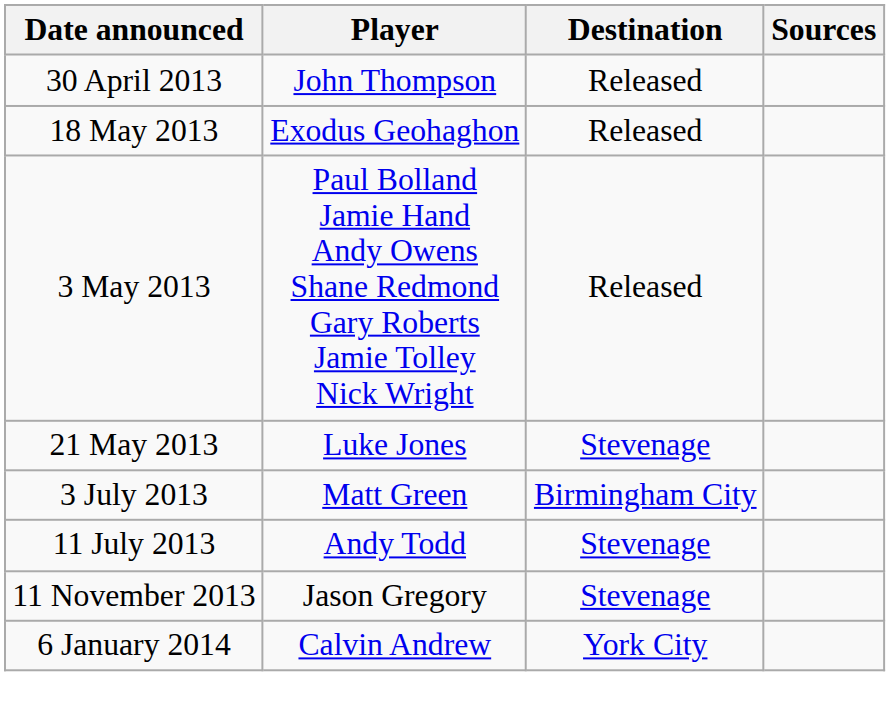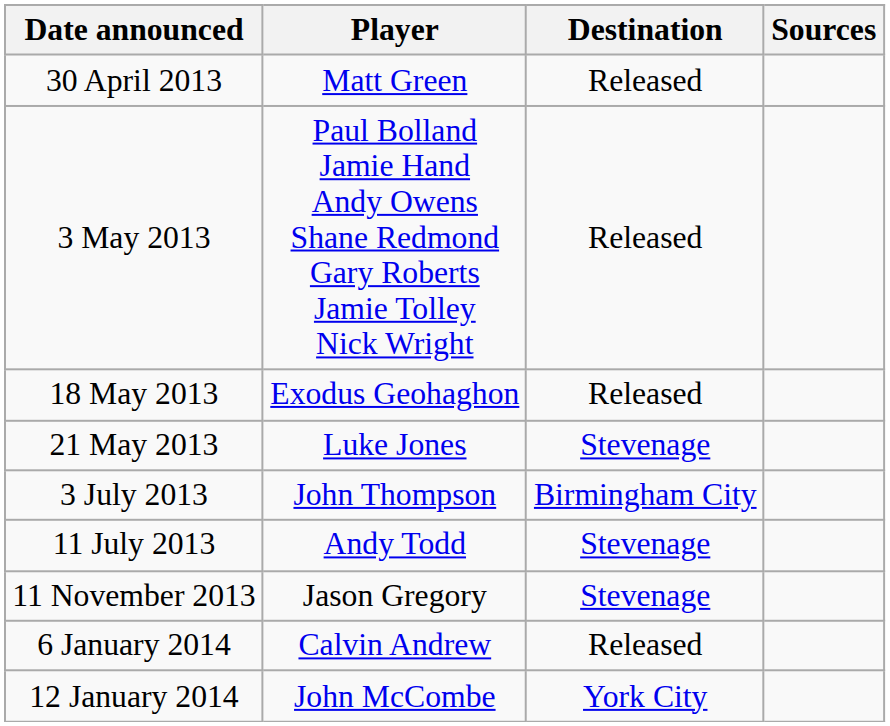(395, 79) John Thompson -> (395, 79) Matt Green
rows swapped: (134, 287) <-> (134, 130)
(395, 494) Matt Green -> (395, 494) John Thompson
(645, 645) York City -> (645, 645) Released
+ row: (134, 695)
